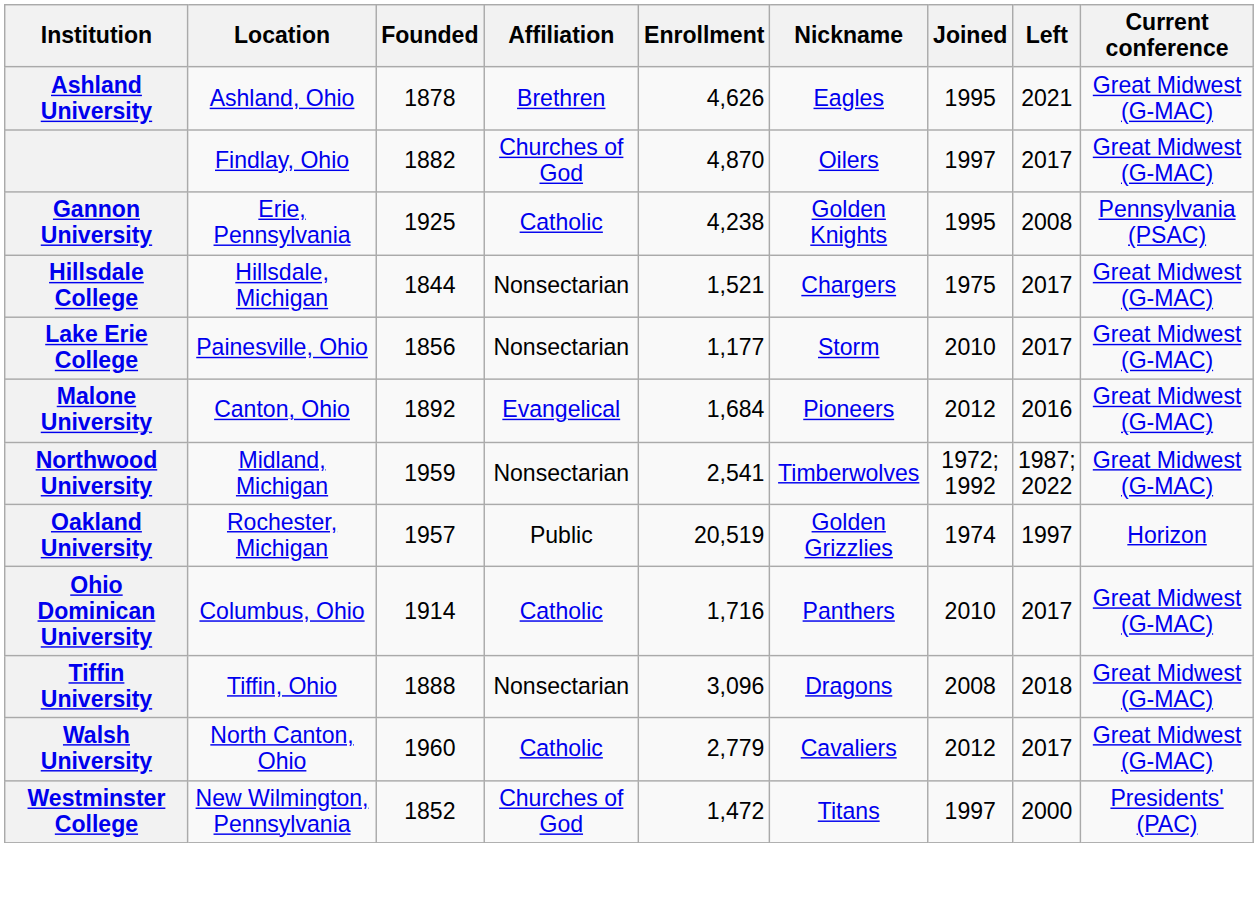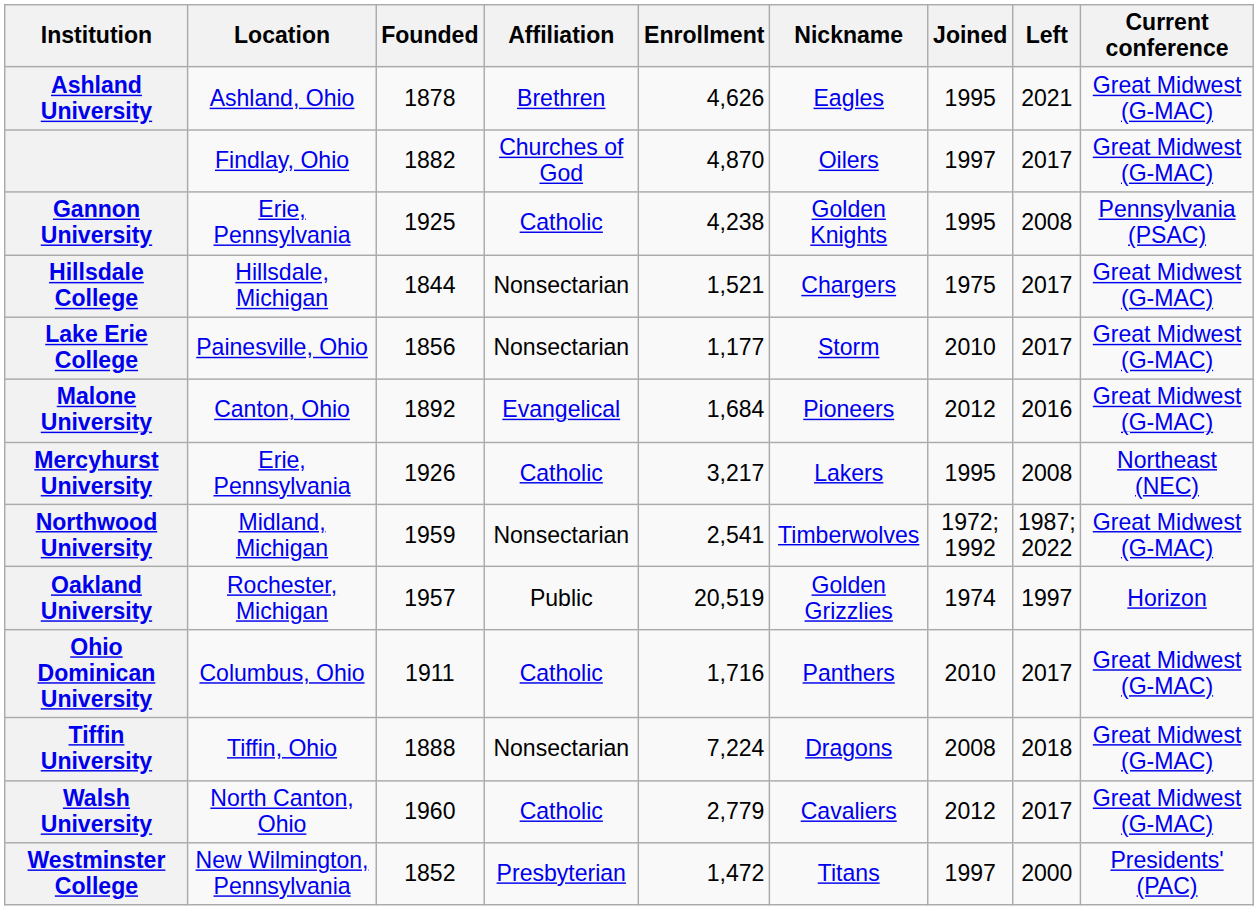+ row: (96, 472)
(430, 610) 1914 -> (430, 673) 1911
(736, 686) 3,096 -> (736, 748) 7,224
(561, 811) Churches of God -> (561, 873) Presbyterian
